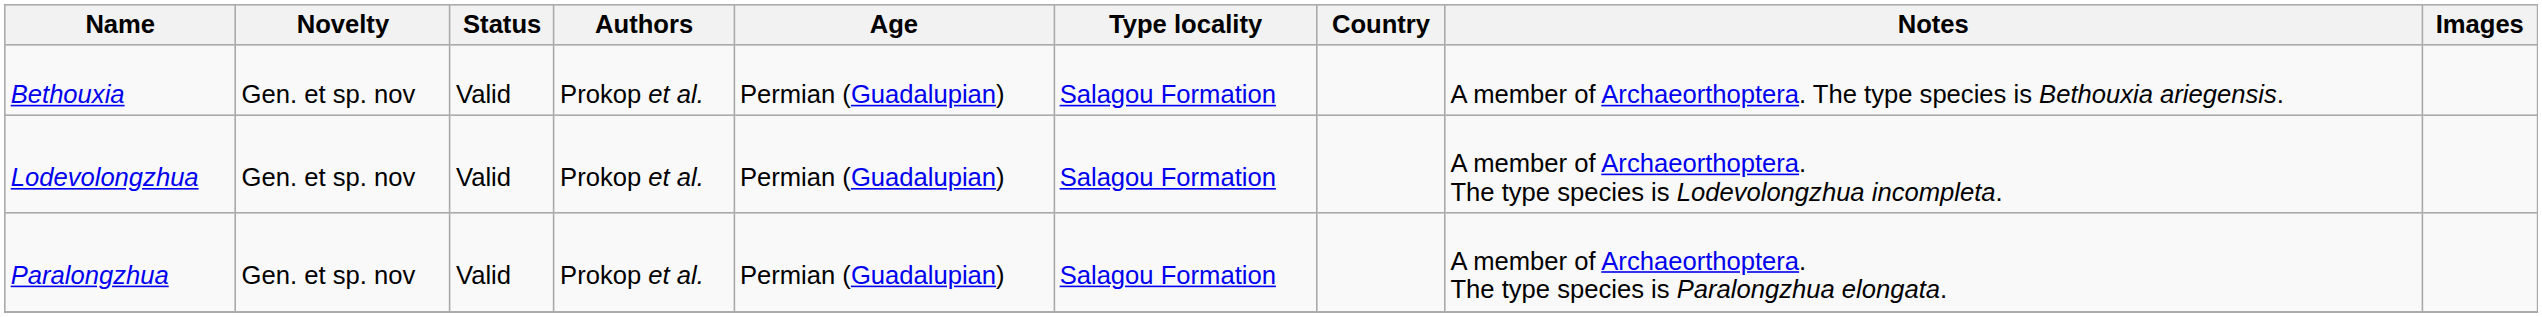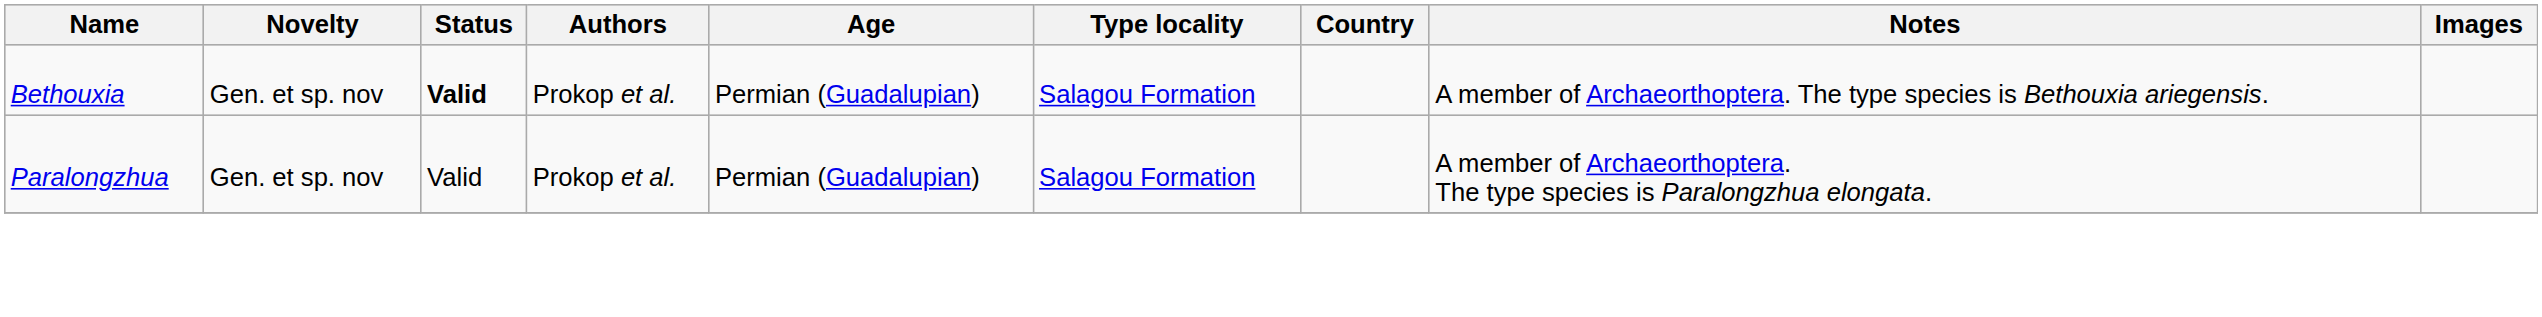(484, 94) normal -> (457, 94) bold
- row: (105, 178)
